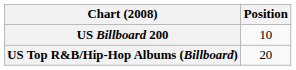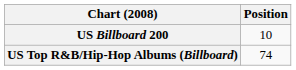(266, 55) 20 -> (266, 55) 74
